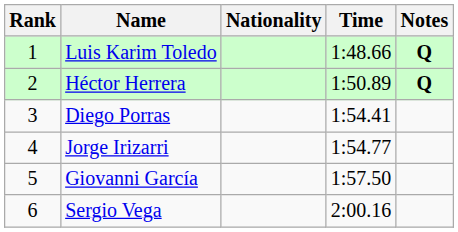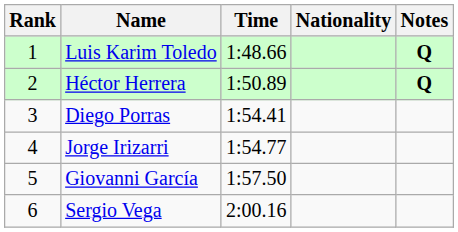columns swapped: (274, 20) <-> (361, 20)
